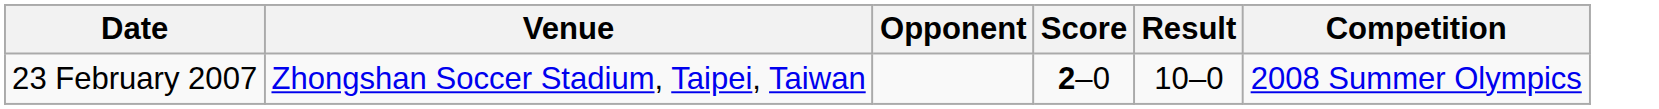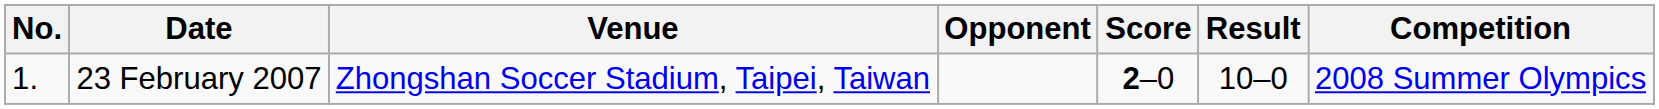+ column: (37, 29)
